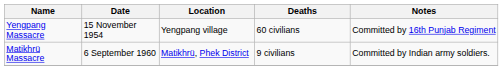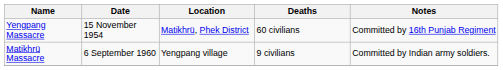(194, 30) Yengpang village -> (205, 30) Matikhrü, Phek District
(205, 54) Matikhrü, Phek District -> (194, 54) Yengpang village
